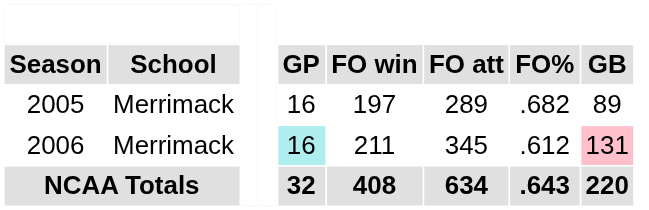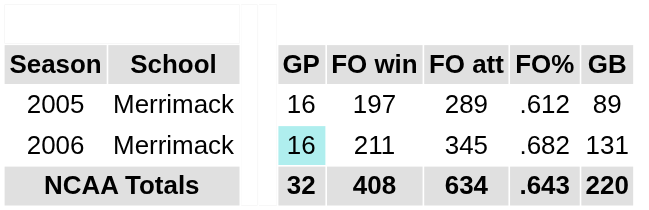(545, 104) .682 -> (545, 104) .612
(545, 145) .612 -> (545, 145) .682
(607, 145) pink background -> (607, 145) no background
